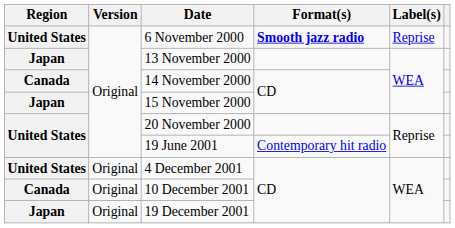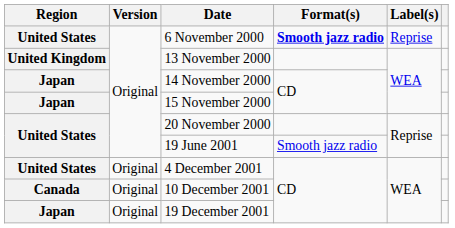(47, 59) Japan -> (57, 59) United Kingdom
(47, 80) Canada -> (57, 80) Japan
(322, 146) Contemporary hit radio -> (327, 146) Smooth jazz radio
